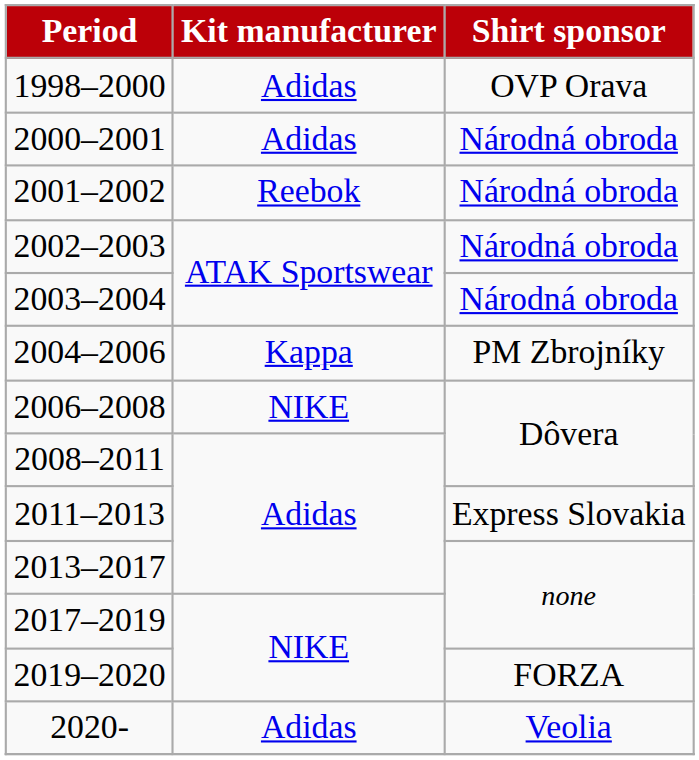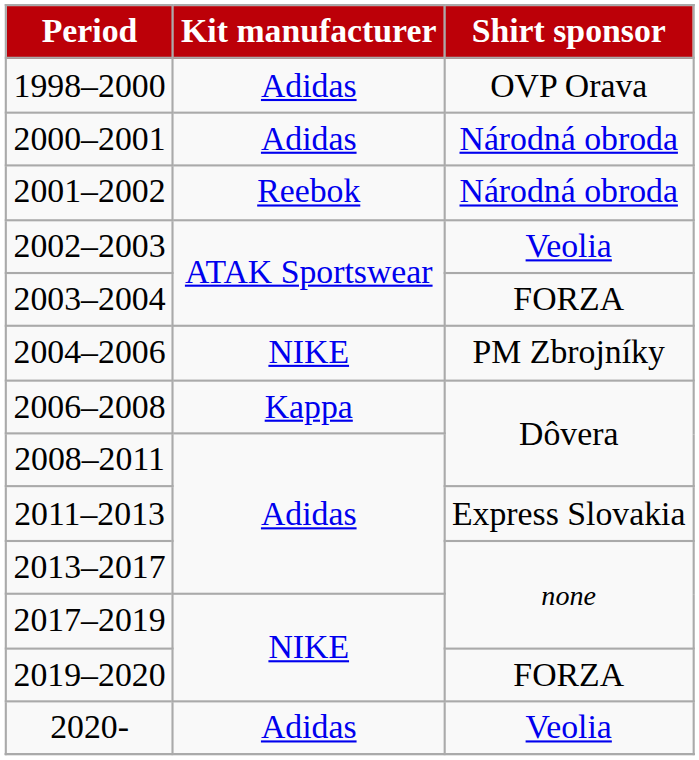(569, 245) Národná obroda -> (569, 245) Veolia
(569, 298) Národná obroda -> (569, 298) FORZA
(309, 352) Kappa -> (309, 352) NIKE
(309, 406) NIKE -> (309, 406) Kappa
